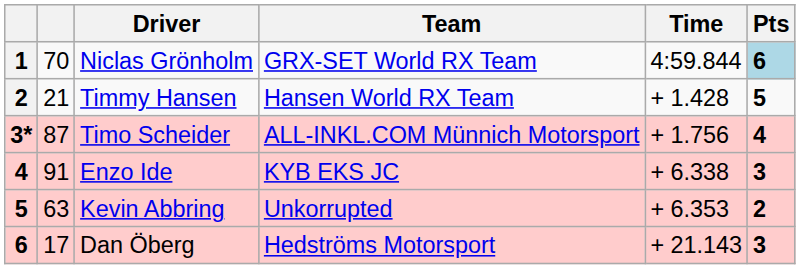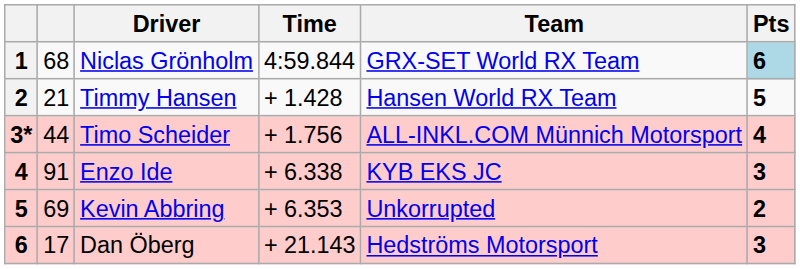columns swapped: (452, 23) <-> (696, 23)
(56, 61) 70 -> (56, 61) 68
(56, 135) 87 -> (56, 135) 44
(56, 209) 63 -> (56, 209) 69
